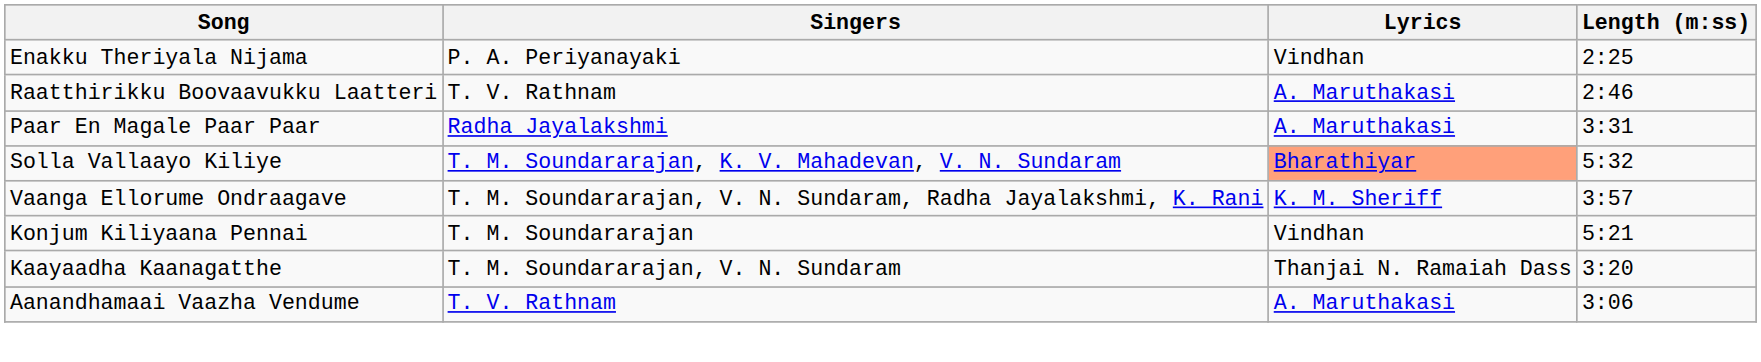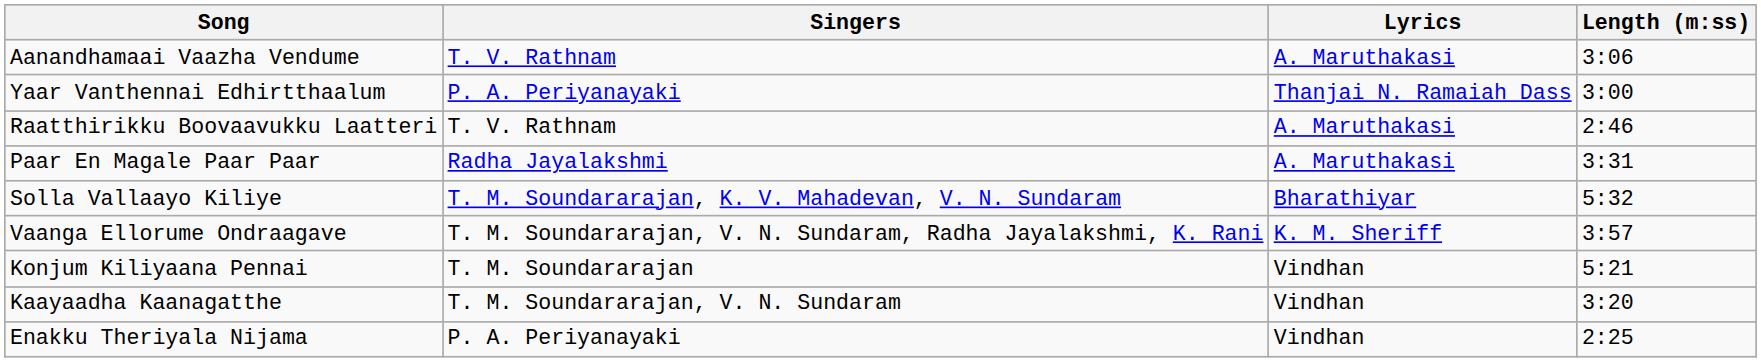rows swapped: (185, 304) <-> (159, 58)
+ row: (198, 93)
(1345, 163) lightsalmon background -> (1345, 198) no background
(1423, 269) Thanjai N. Ramaiah Dass -> (1319, 304) Vindhan
